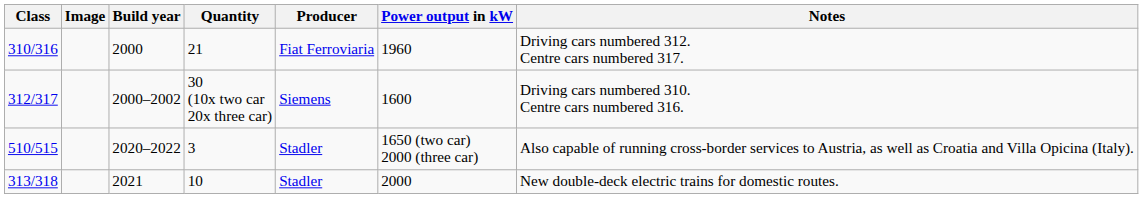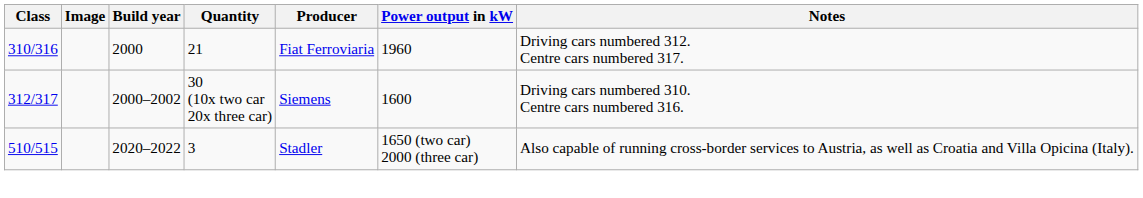- row: (33, 181)
